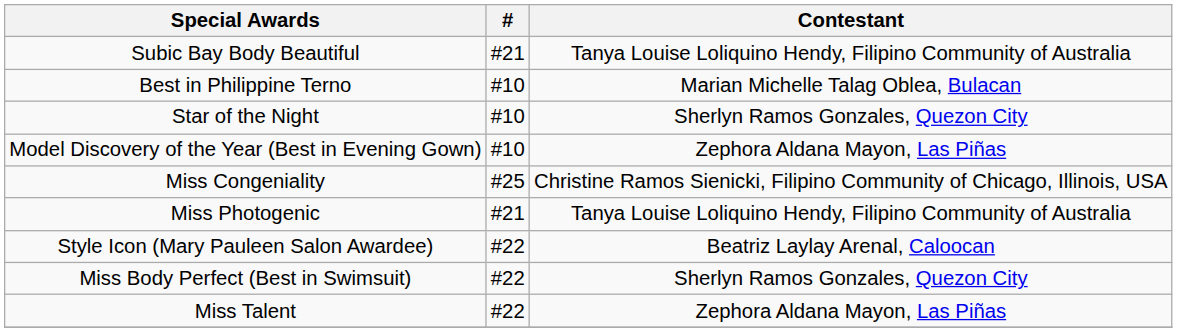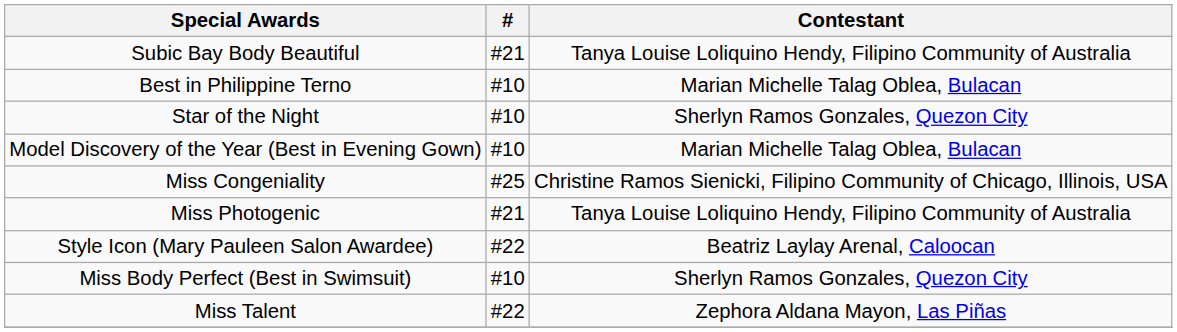(851, 149) Zephora Aldana Mayon, Las Piñas -> (851, 149) Marian Michelle Talag Oblea, Bulacan
(508, 278) #22 -> (508, 278) #10
